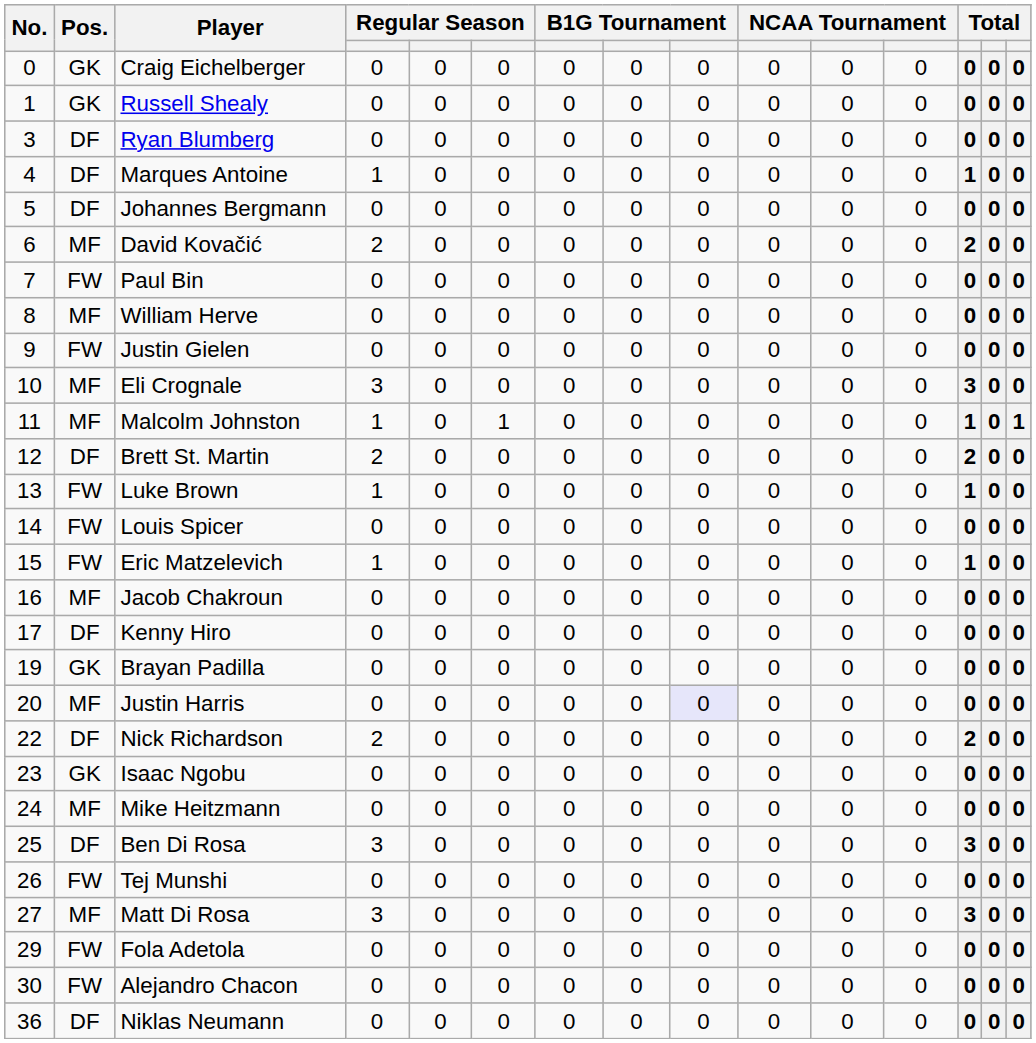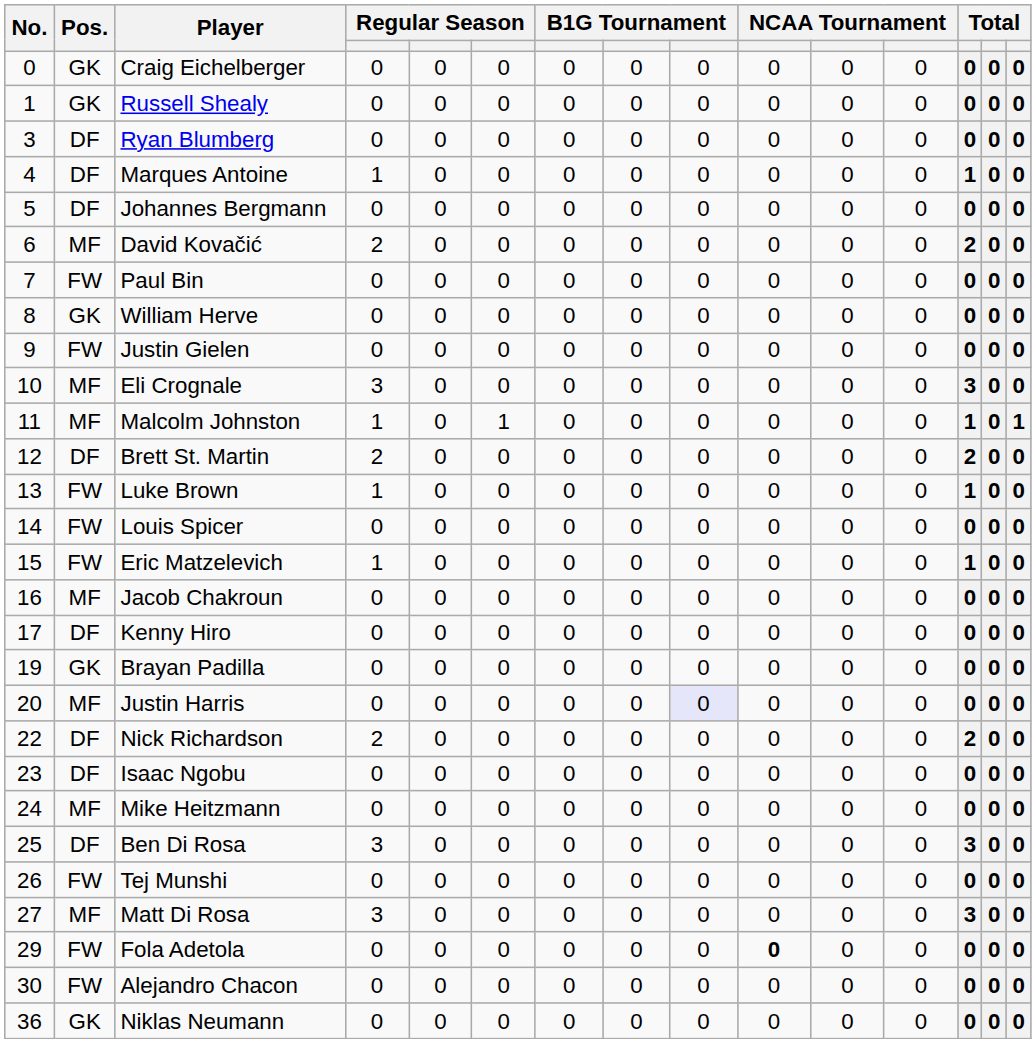(85, 315) MF -> (85, 315) GK
(85, 774) GK -> (85, 774) DF
(774, 950) normal -> (774, 950) bold
(85, 1021) DF -> (85, 1021) GK
